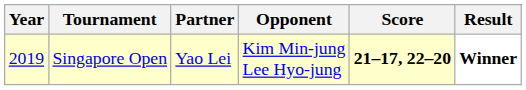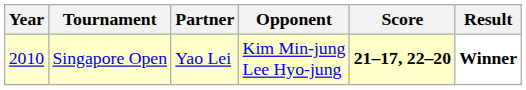(26, 59) 2019 -> (26, 59) 2010
